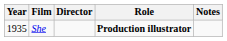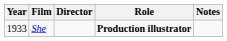(17, 28) 1935 -> (17, 28) 1933
